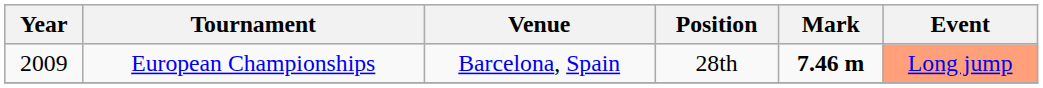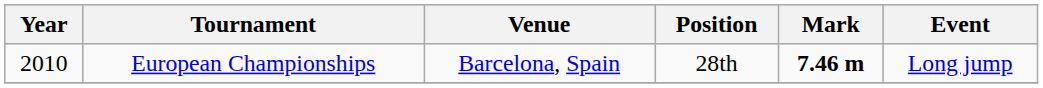(44, 63) 2009 -> (44, 63) 2010
(960, 63) lightsalmon background -> (960, 63) no background
